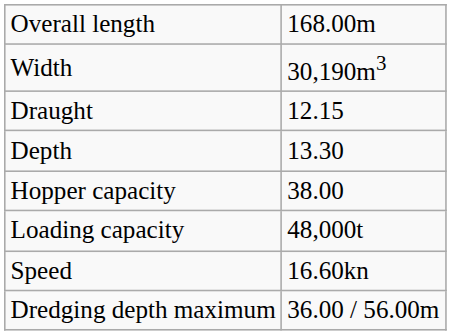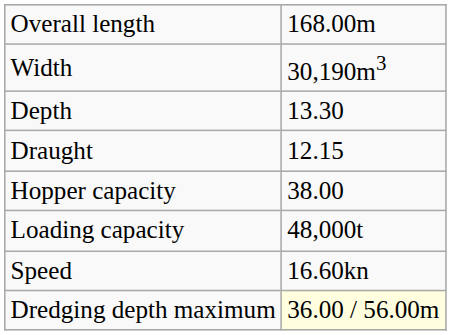rows swapped: (41, 150) <-> (52, 110)
(363, 310) no background -> (363, 310) lightyellow background
